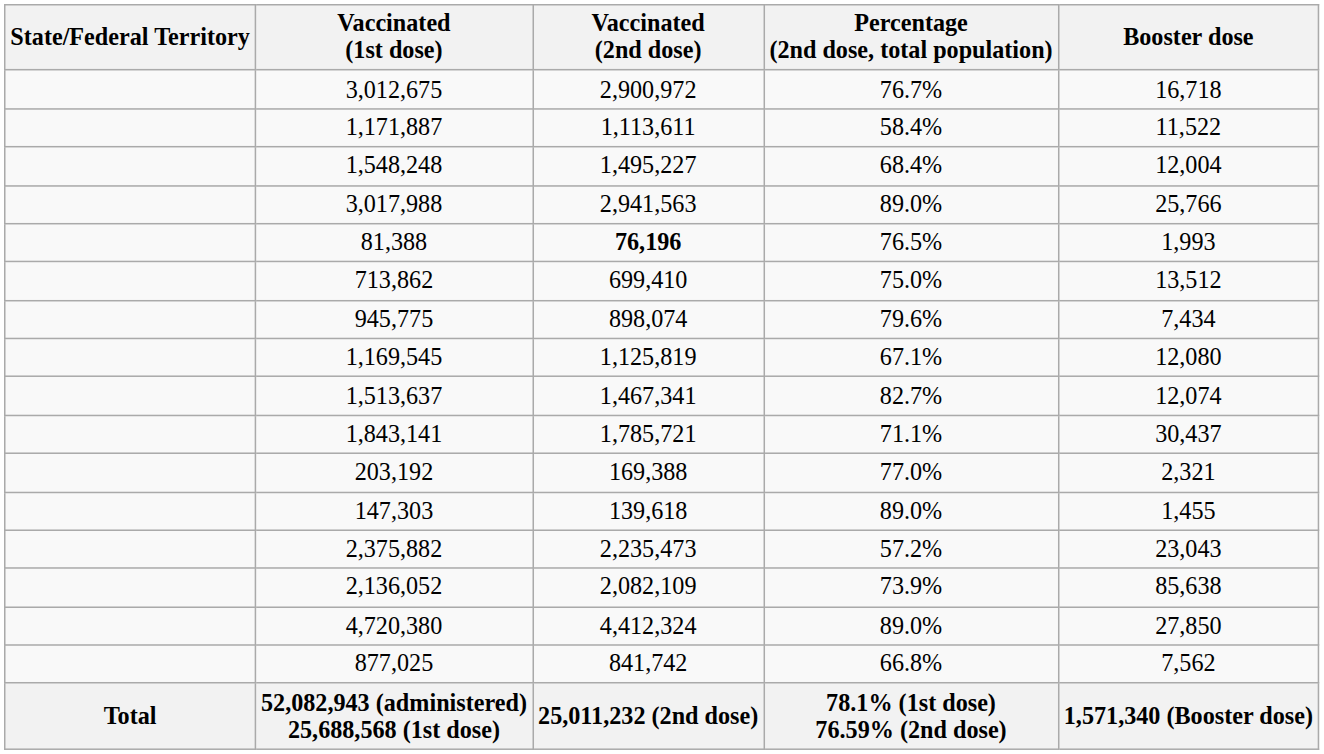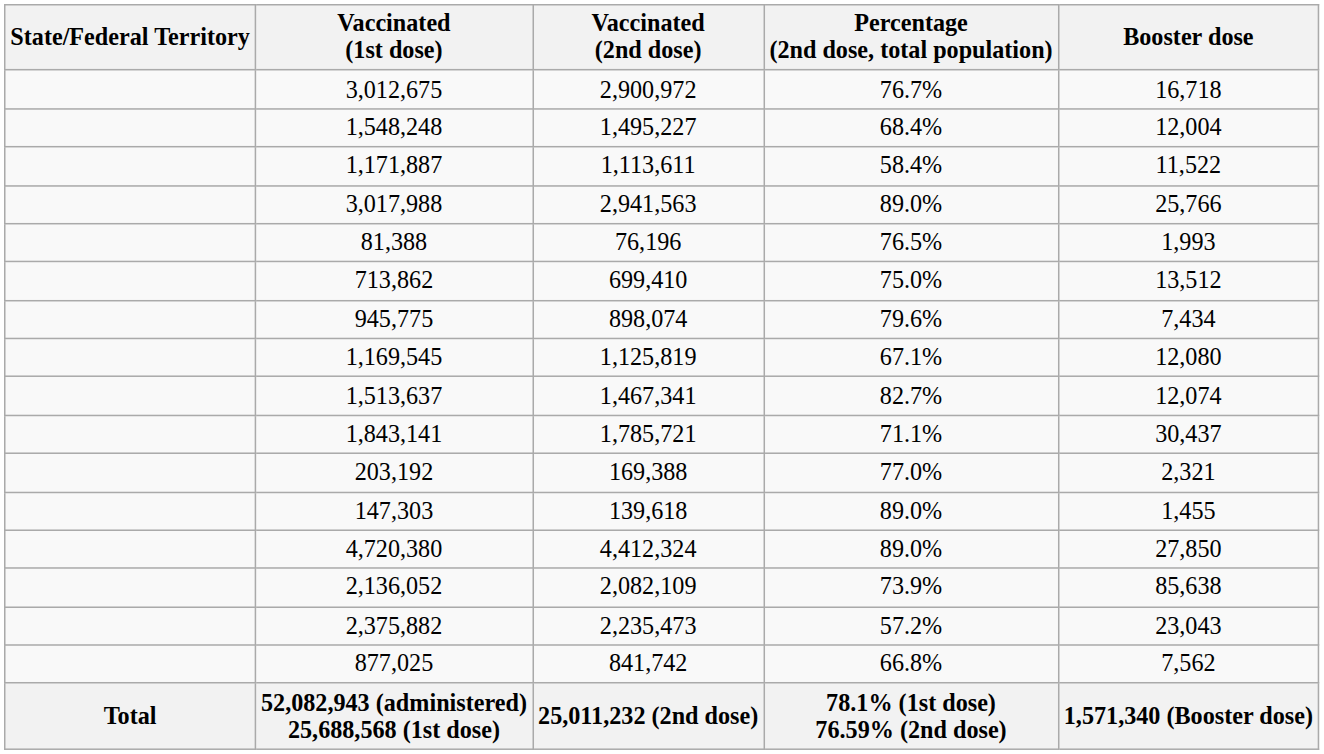rows swapped: (394, 165) <-> (394, 127)
(648, 242) bold -> (648, 242) normal
rows swapped: (394, 548) <-> (394, 625)
